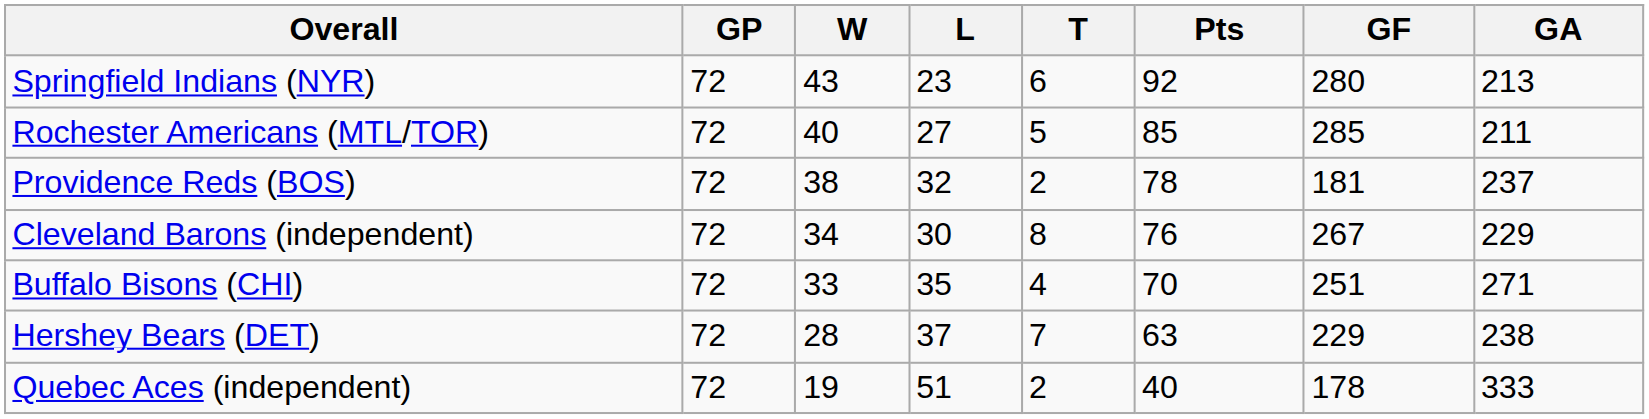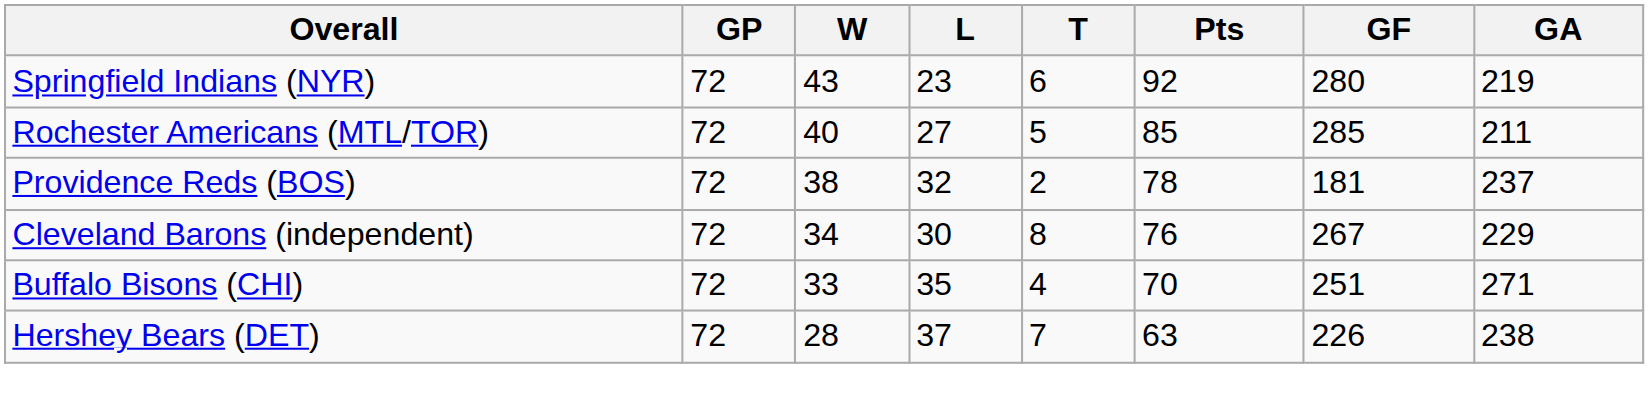(1508, 81) 213 -> (1508, 81) 219
(1338, 336) 229 -> (1338, 336) 226
- row: (212, 387)
